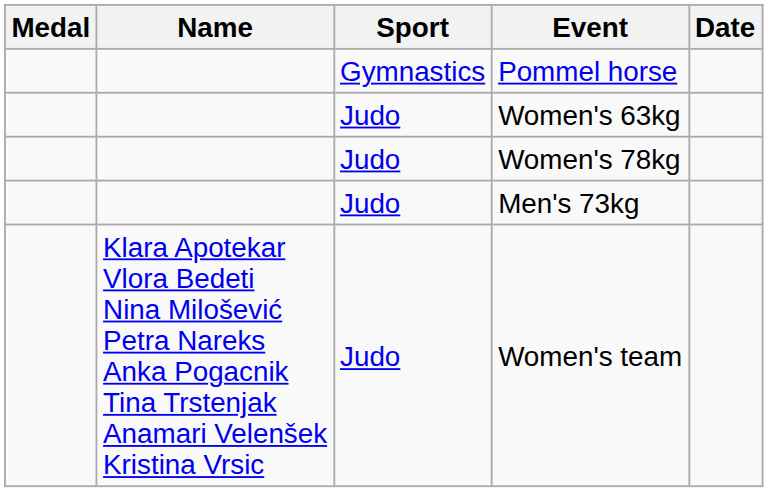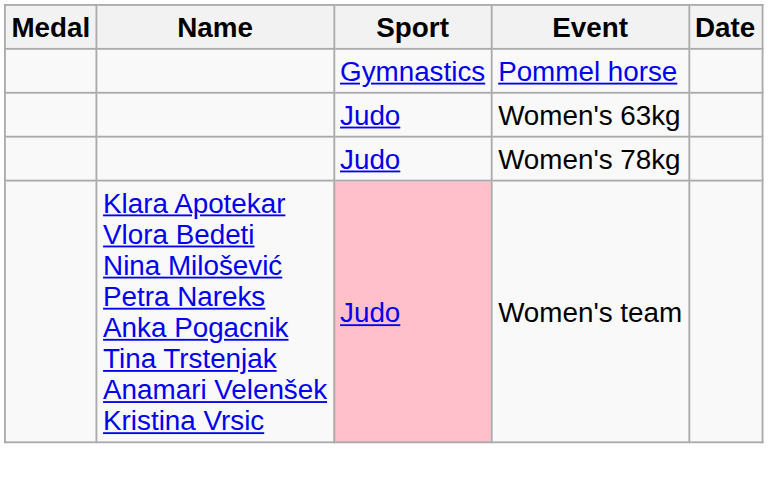- row: (569, 203)
(370, 356) no background -> (370, 312) pink background
